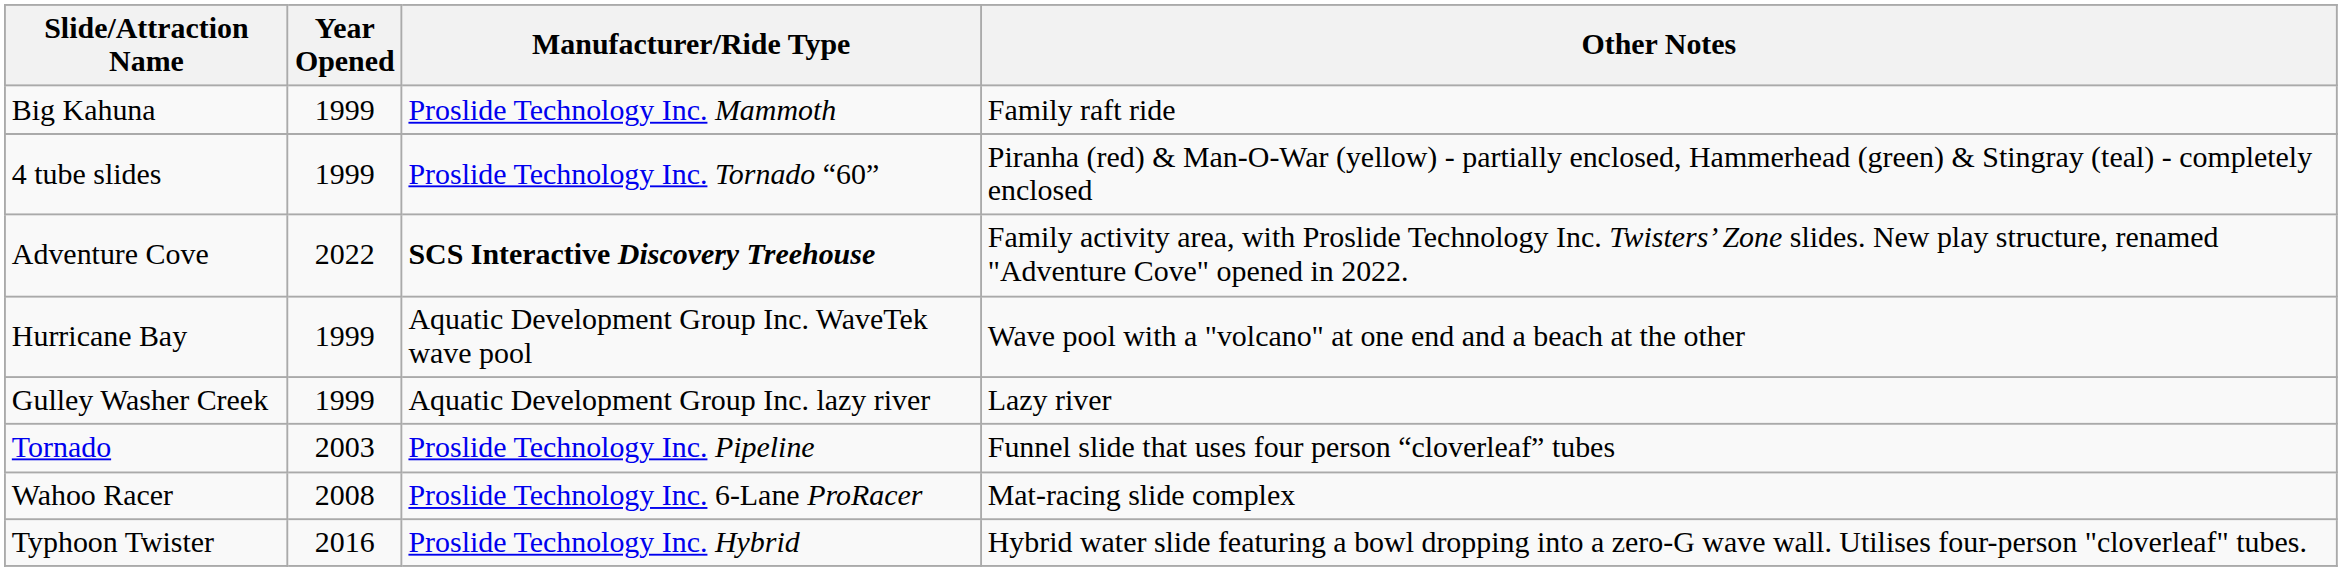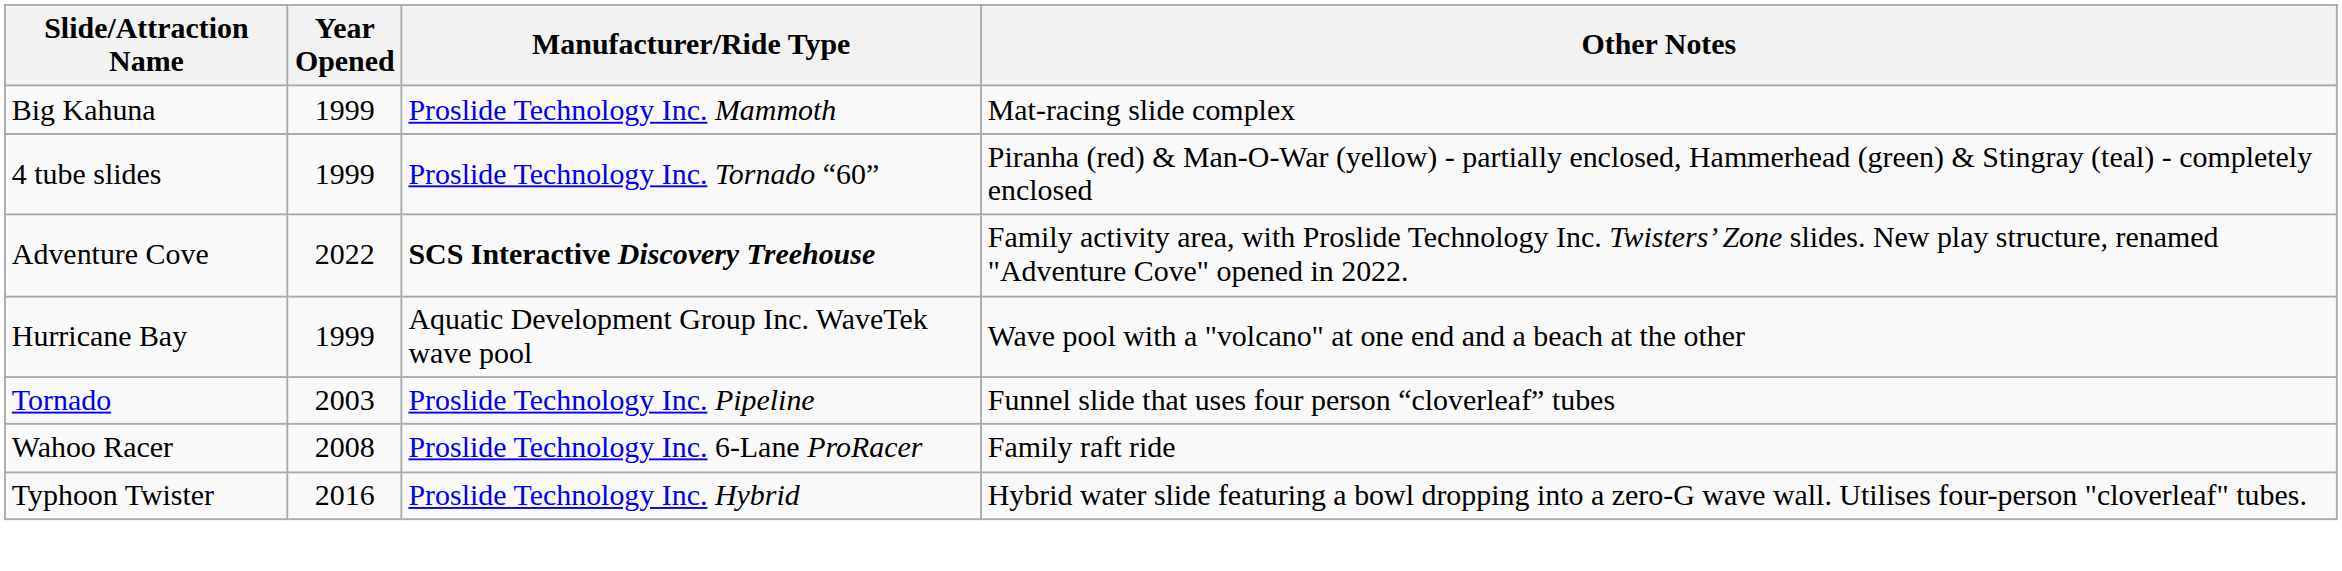(1082, 109) Family raft ride -> (1141, 109) Mat-racing slide complex
- row: (140, 400)
(1141, 495) Mat-racing slide complex -> (1082, 447) Family raft ride
